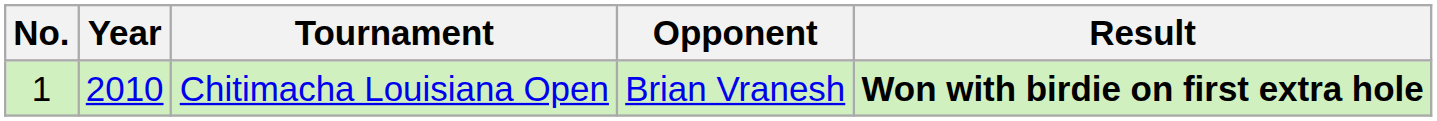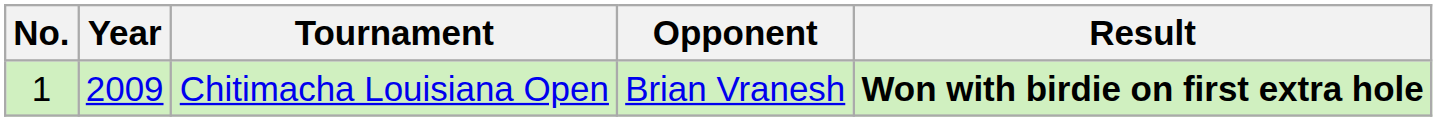(125, 88) 2010 -> (125, 88) 2009
